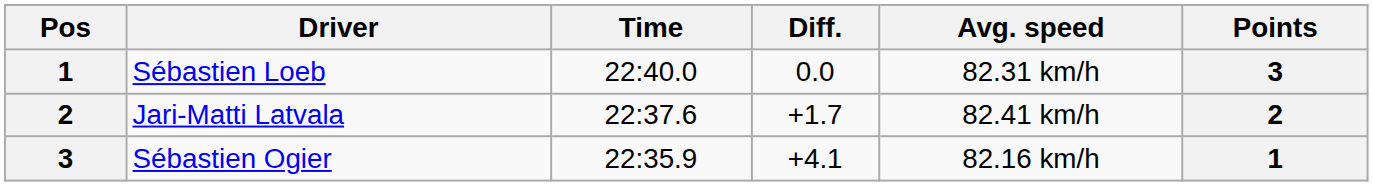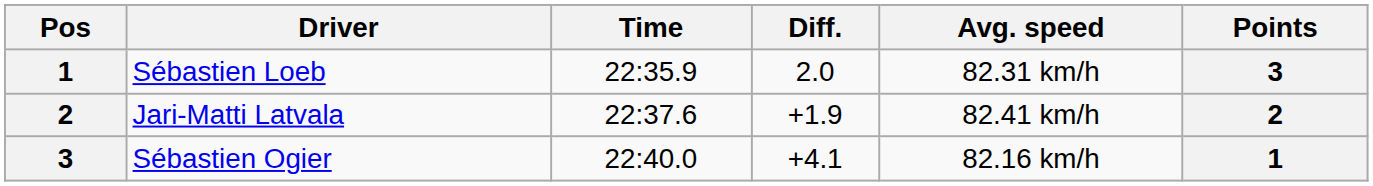(651, 71) 22:40.0 -> (651, 71) 22:35.9
(815, 71) 0.0 -> (815, 71) 2.0
(815, 115) +1.7 -> (815, 115) +1.9
(651, 159) 22:35.9 -> (651, 159) 22:40.0
